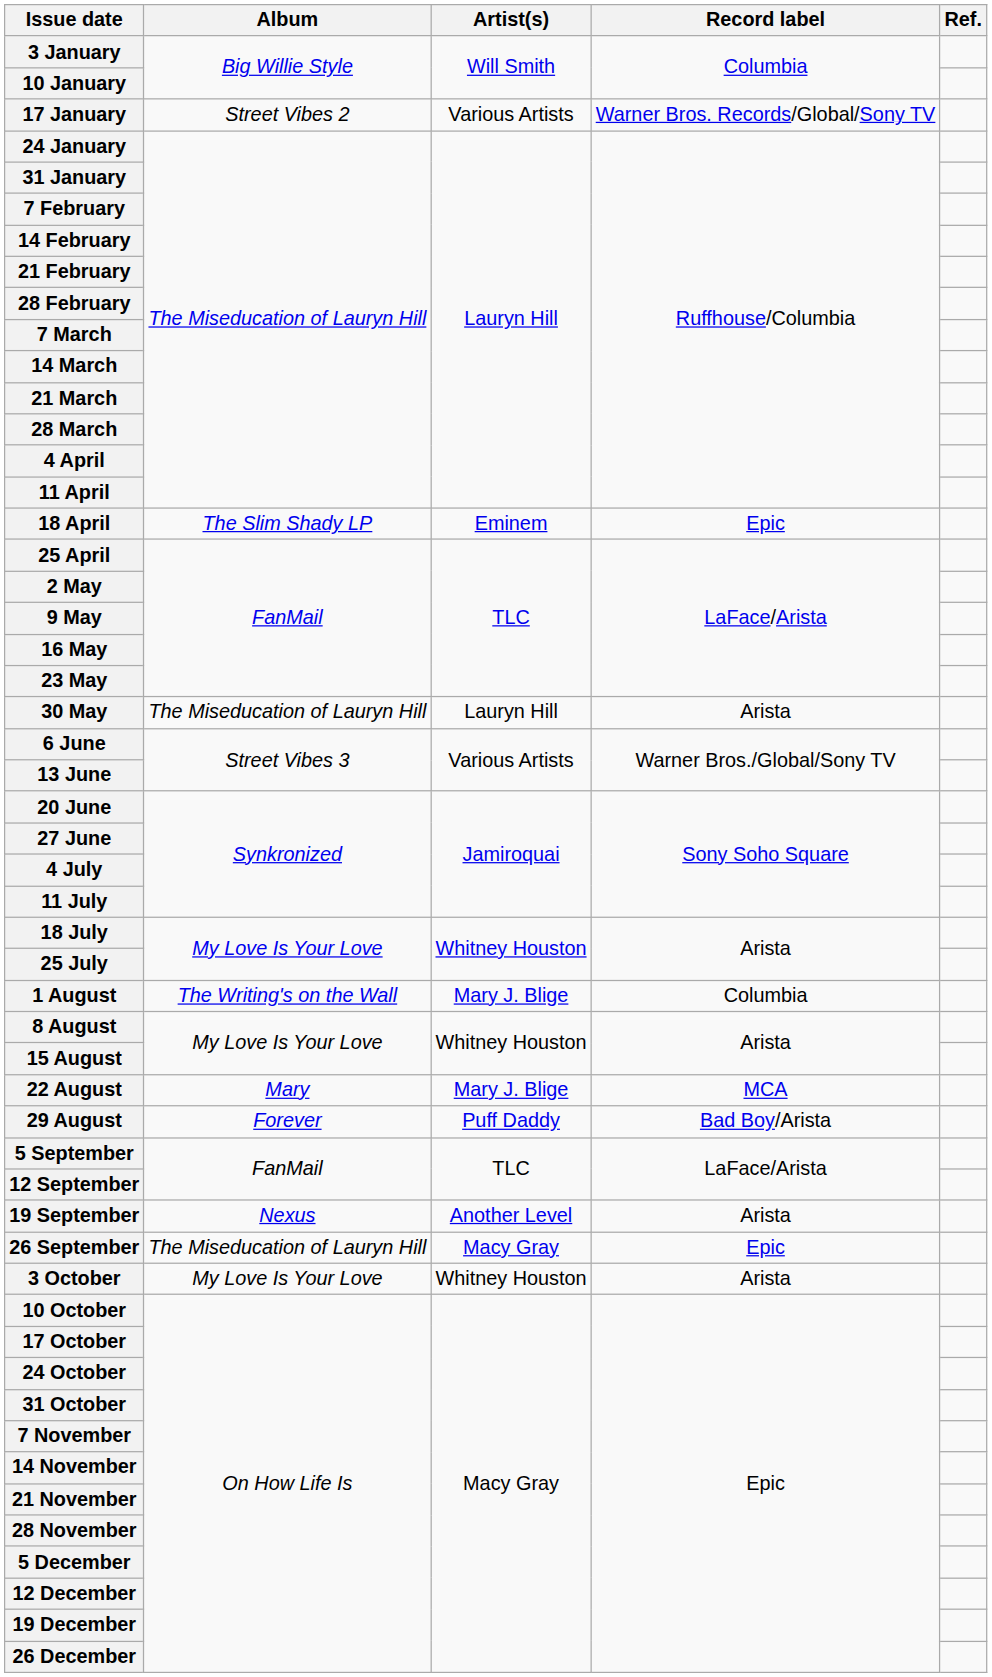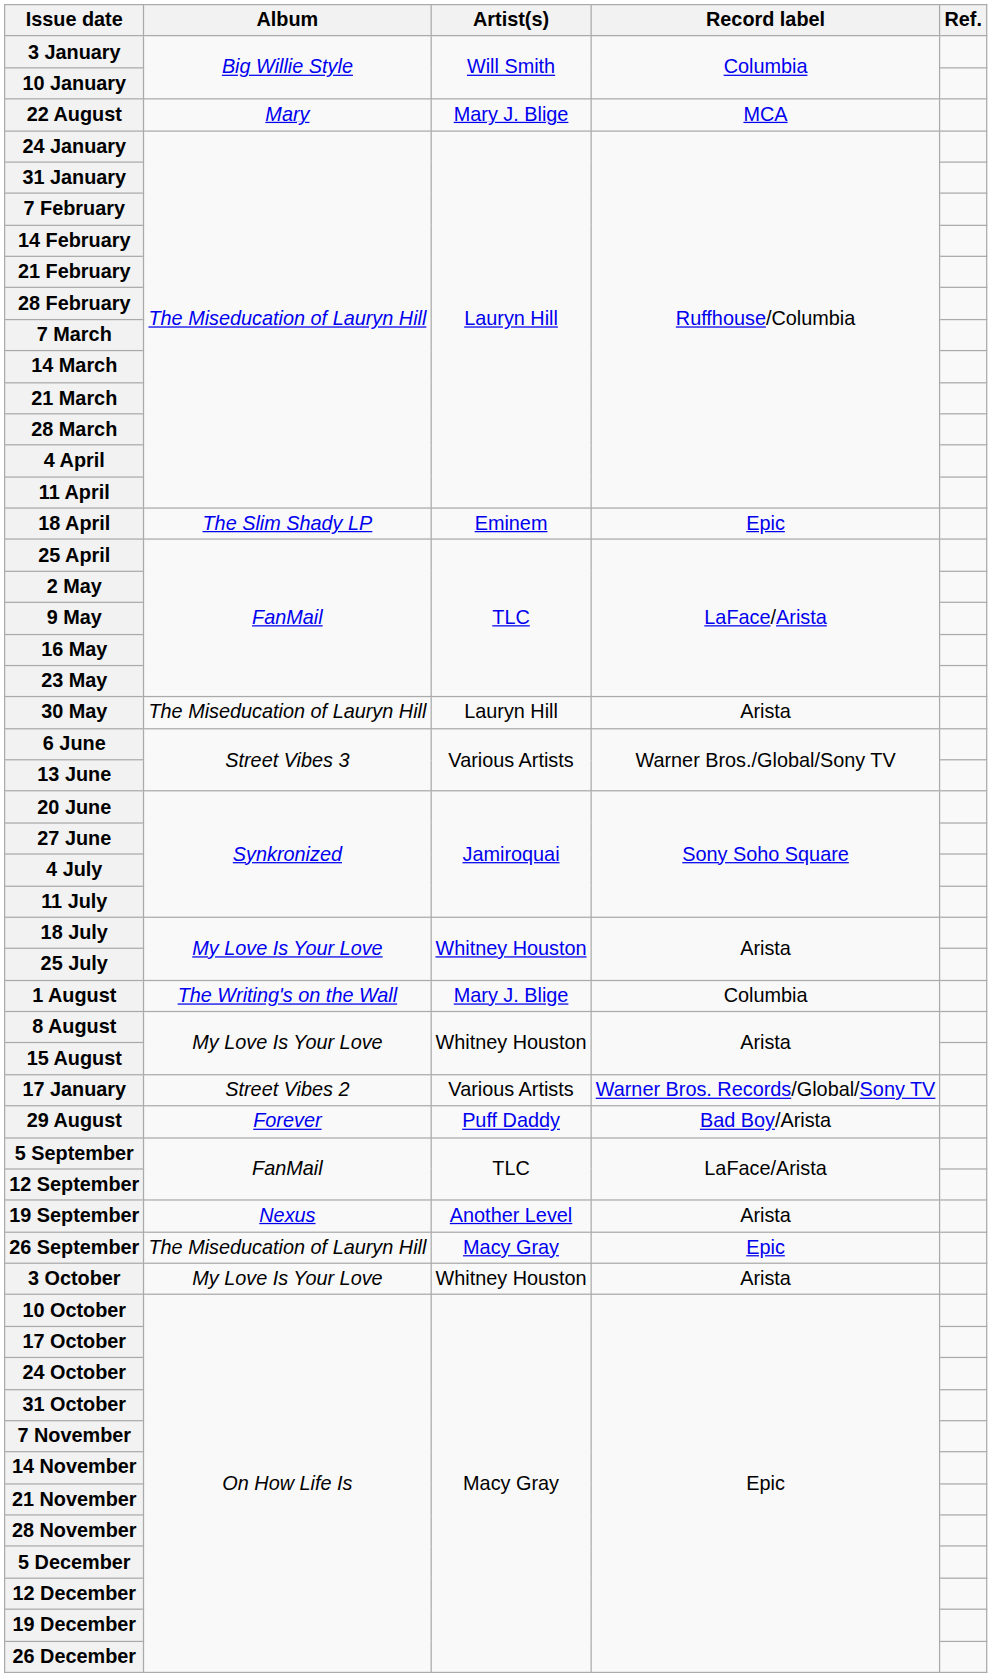rows swapped: (74, 114) <-> (74, 1090)
